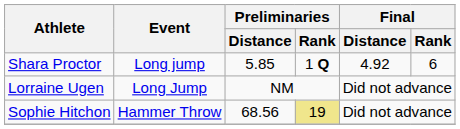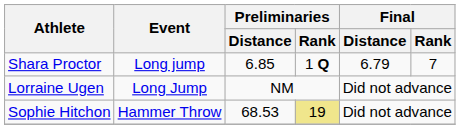(260, 65) 5.85 -> (260, 65) 6.85
(375, 65) 4.92 -> (375, 65) 6.79
(433, 65) 6 -> (433, 65) 7
(260, 112) 68.56 -> (260, 112) 68.53
